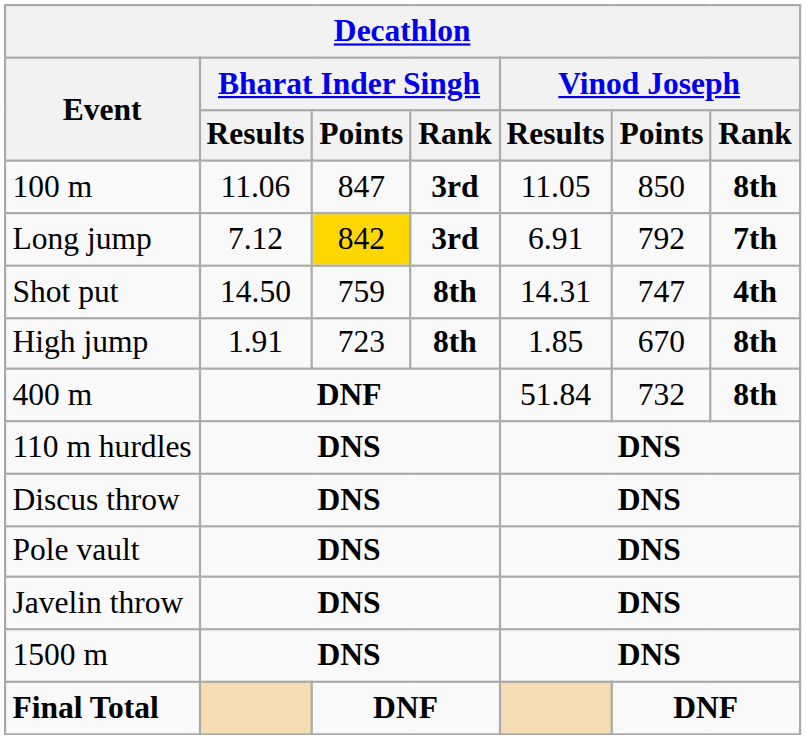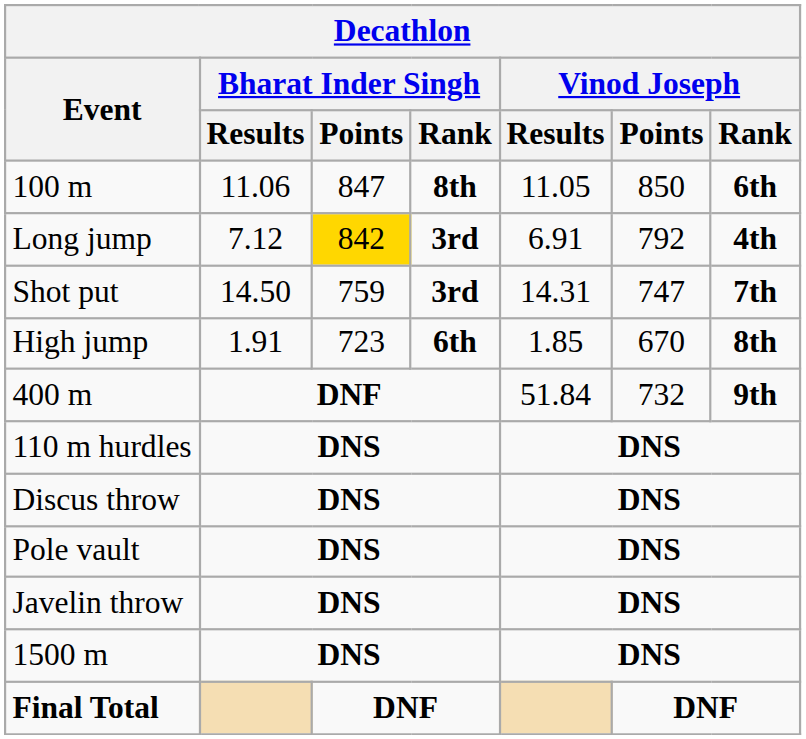(455, 186) 3rd -> (455, 186) 8th
(755, 186) 8th -> (755, 186) 6th
(755, 238) 7th -> (755, 238) 4th
(455, 290) 8th -> (455, 290) 3rd
(755, 290) 4th -> (755, 290) 7th
(455, 342) 8th -> (455, 342) 6th
(755, 394) 8th -> (755, 394) 9th
